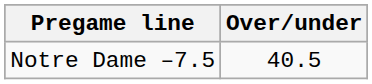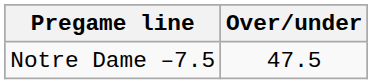(294, 60) 40.5 -> (294, 60) 47.5
